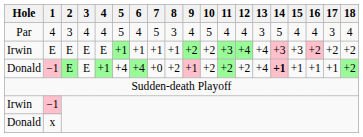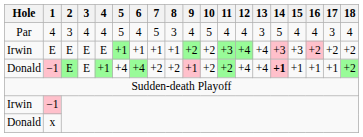(156, 68) +0 -> (156, 68) +2
(244, 68) +2 -> (244, 68) +4
